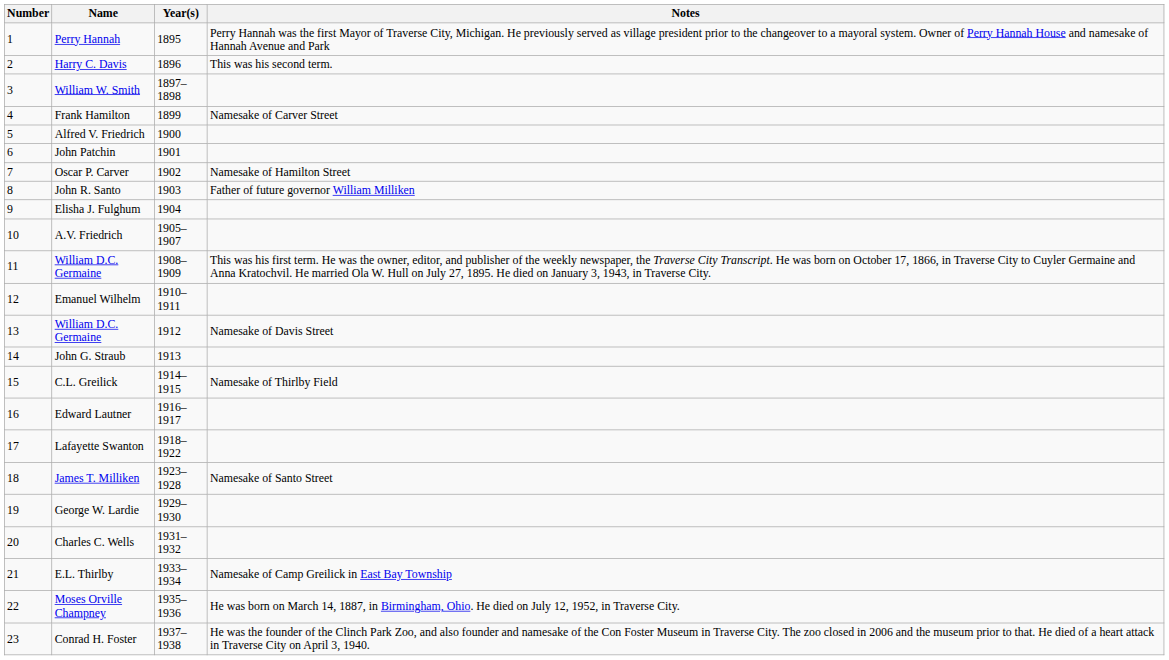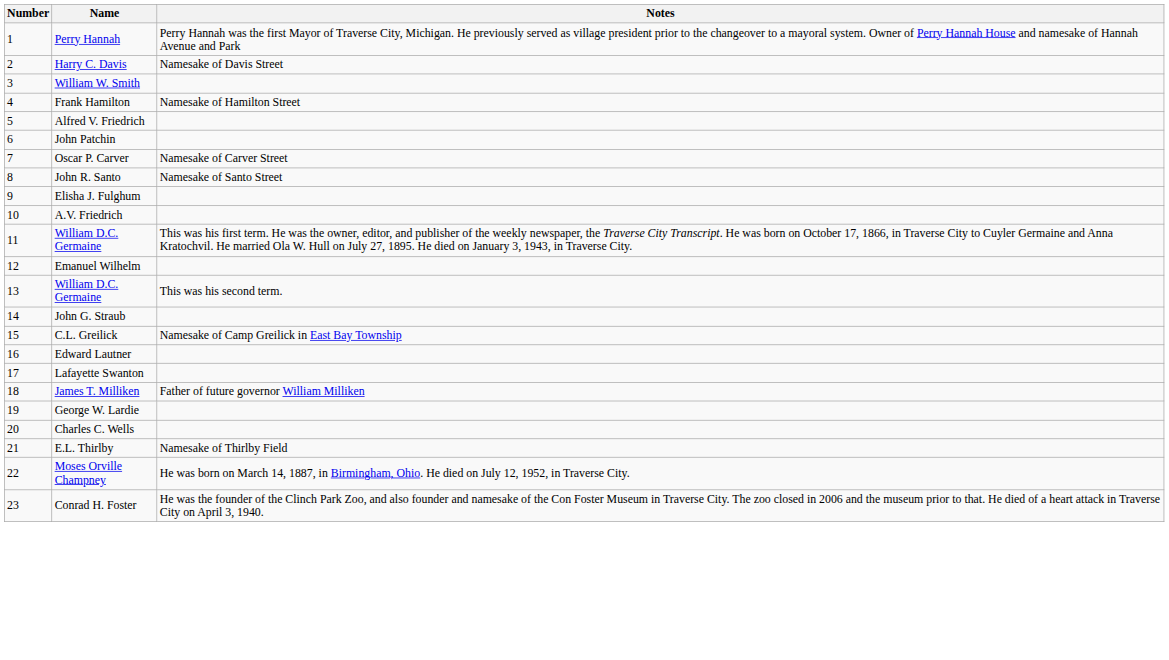- column: (181, 13)
(271, 64) This was his second term. -> (221, 64) Namesake of Davis Street
(274, 115) Namesake of Carver Street -> (230, 102) Namesake of Hamilton Street
(280, 171) Namesake of Hamilton Street -> (224, 158) Namesake of Carver Street
(312, 190) Father of future governor William Milliken -> (221, 177) Namesake of Santo Street
(272, 331) Namesake of Davis Street -> (221, 291) This was his second term.
(274, 382) Namesake of Thirlby Field -> (281, 335) Namesake of Camp Greilick in East Bay Township
(271, 478) Namesake of Santo Street -> (262, 391) Father of future governor William Milliken
(331, 574) Namesake of Camp Greilick in East Bay Township -> (224, 448) Namesake of Thirlby Field
